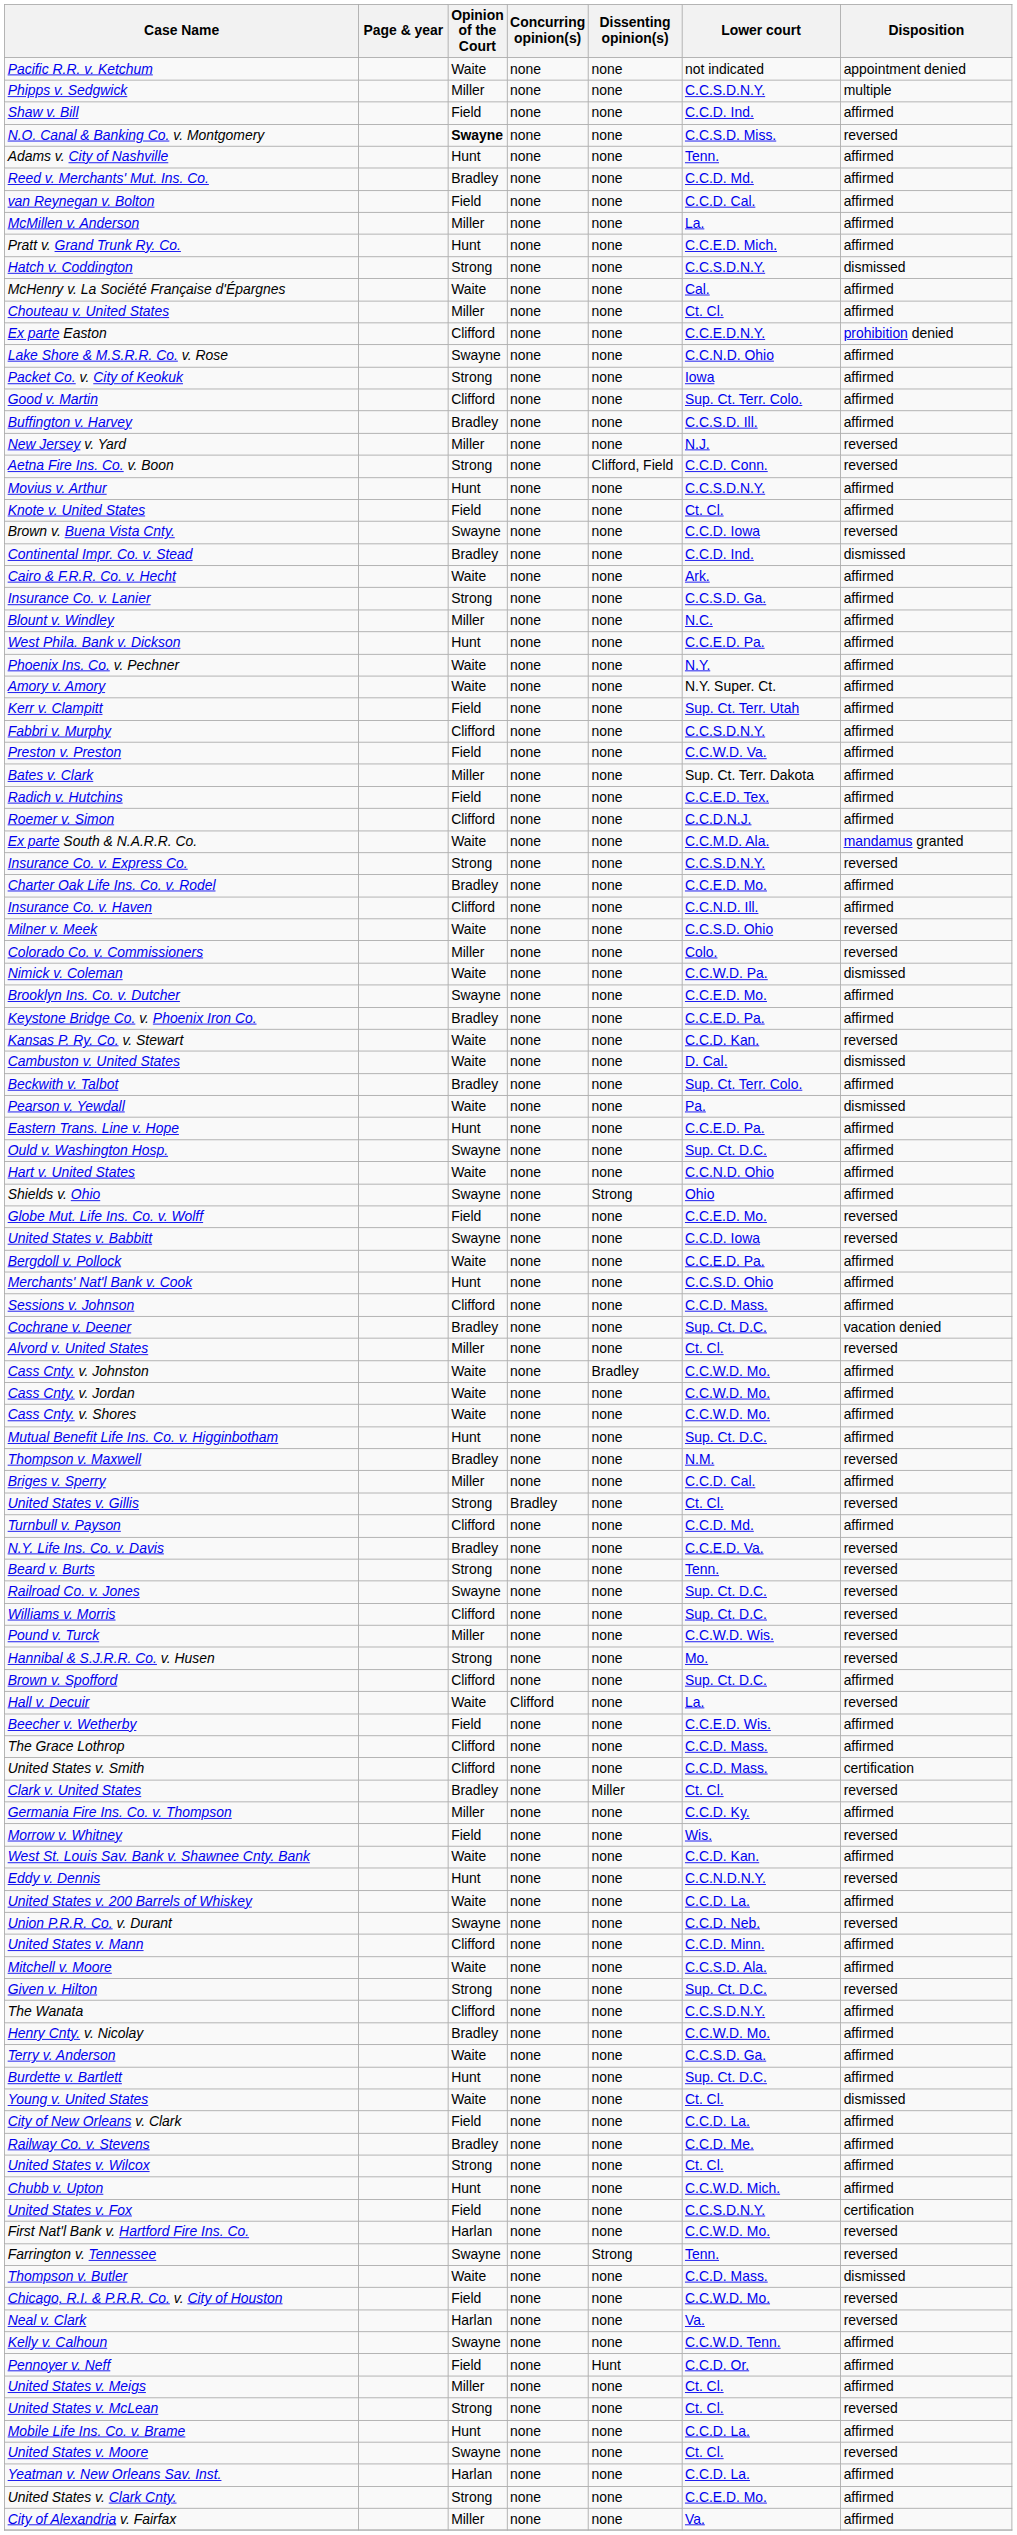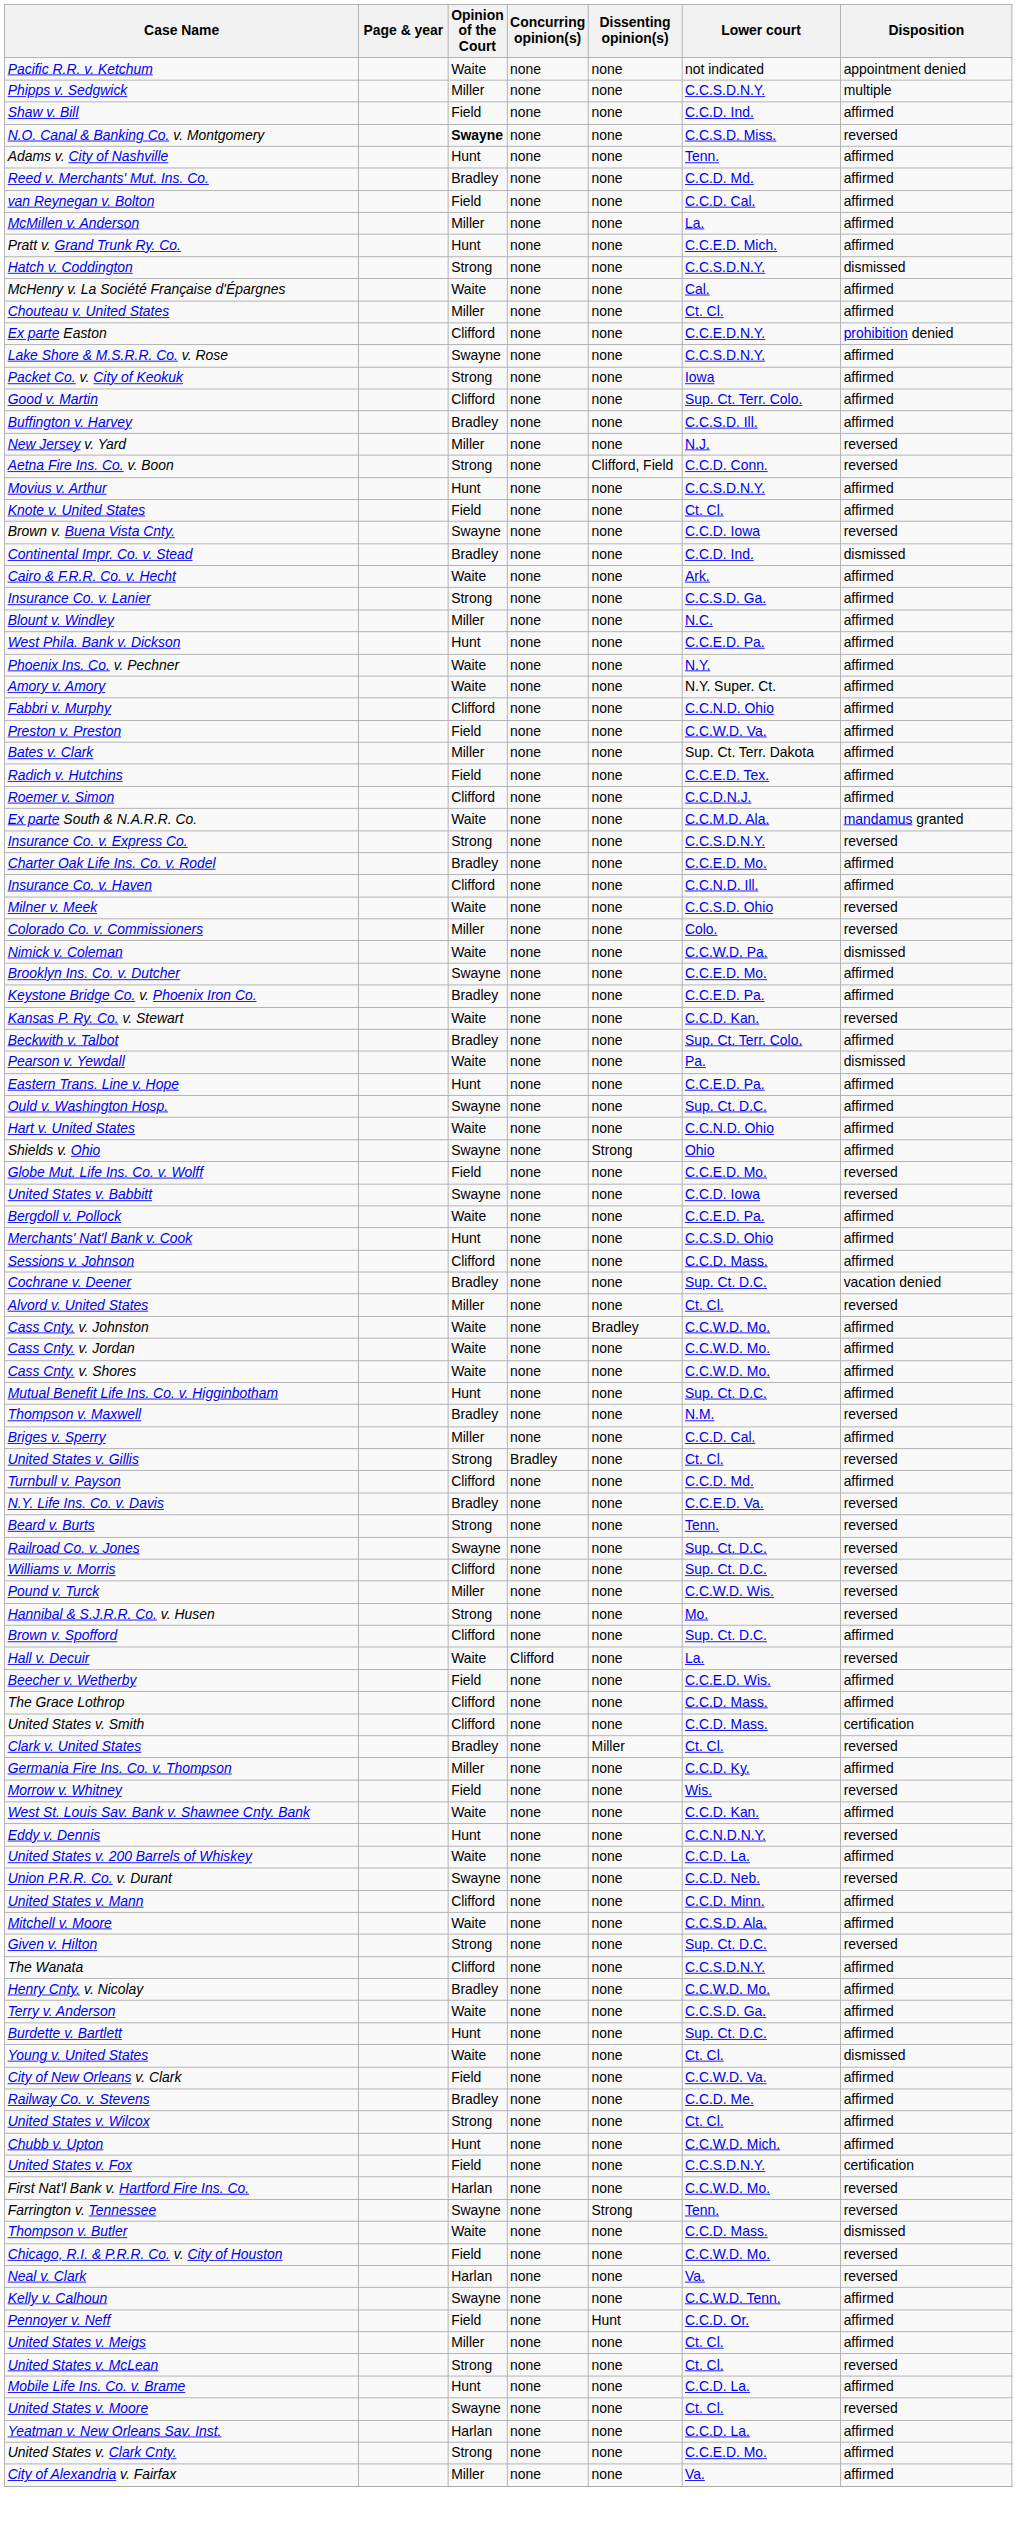(729, 355) C.C.N.D. Ohio -> (725, 355) C.C.S.D.N.Y.
- row: (55, 709)
(725, 731) C.C.S.D.N.Y. -> (729, 709) C.C.N.D. Ohio
- row: (94, 1062)
(717, 2122) C.C.D. La. -> (726, 2077) C.C.W.D. Va.
